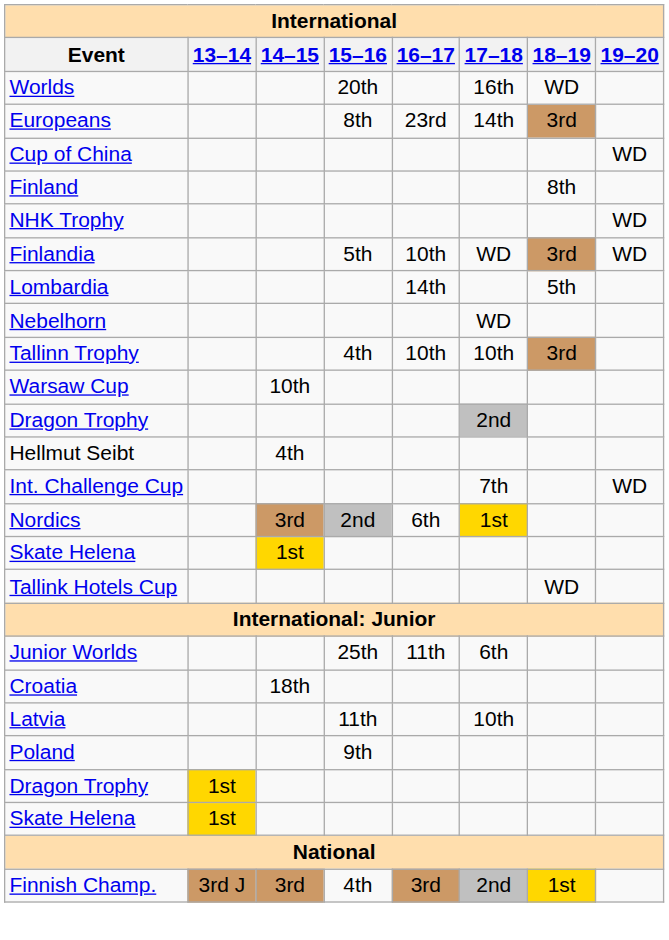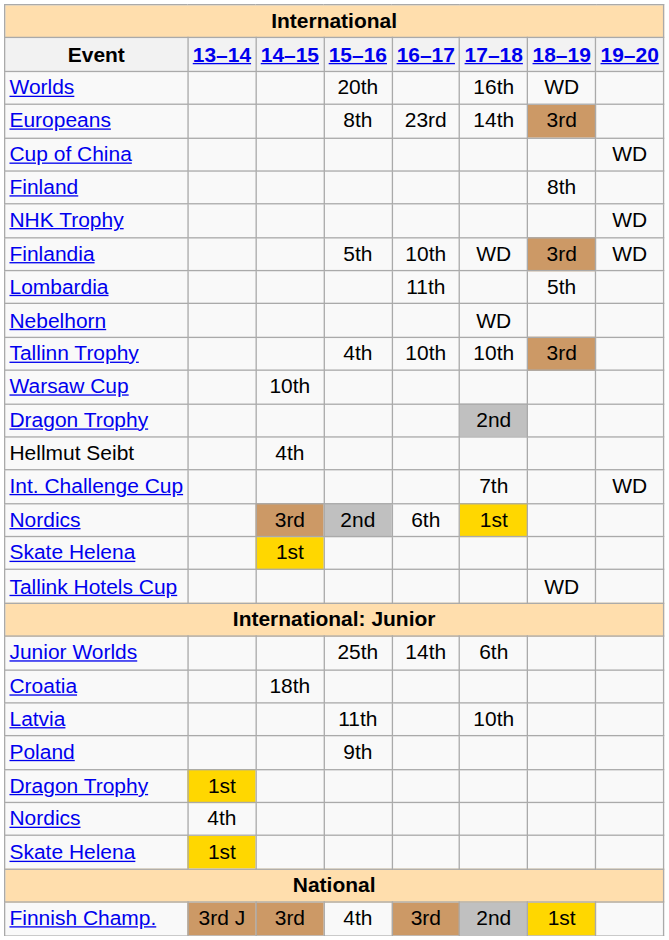(426, 287) 14th -> (426, 287) 11th
(426, 652) 11th -> (426, 652) 14th
+ row: (45, 818)
